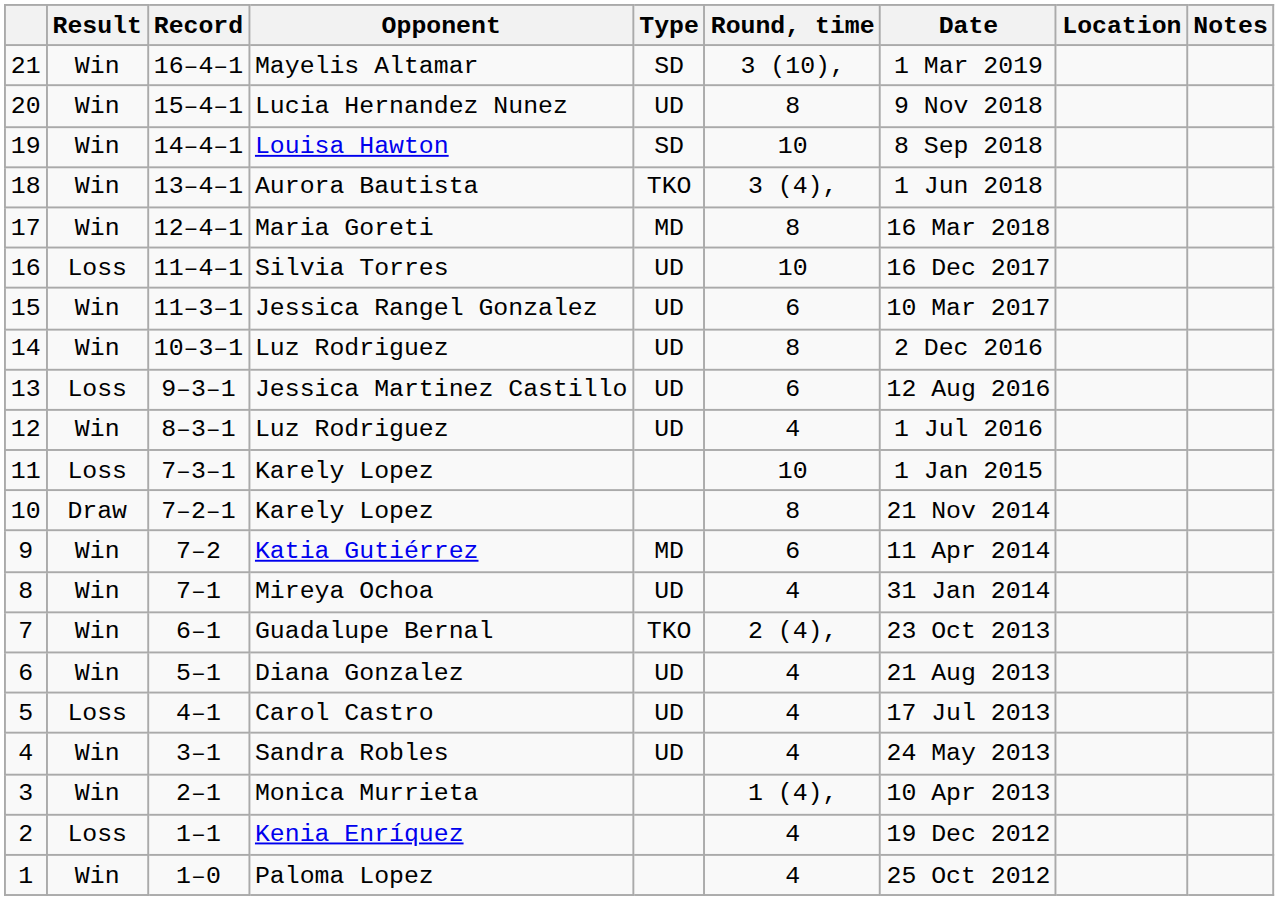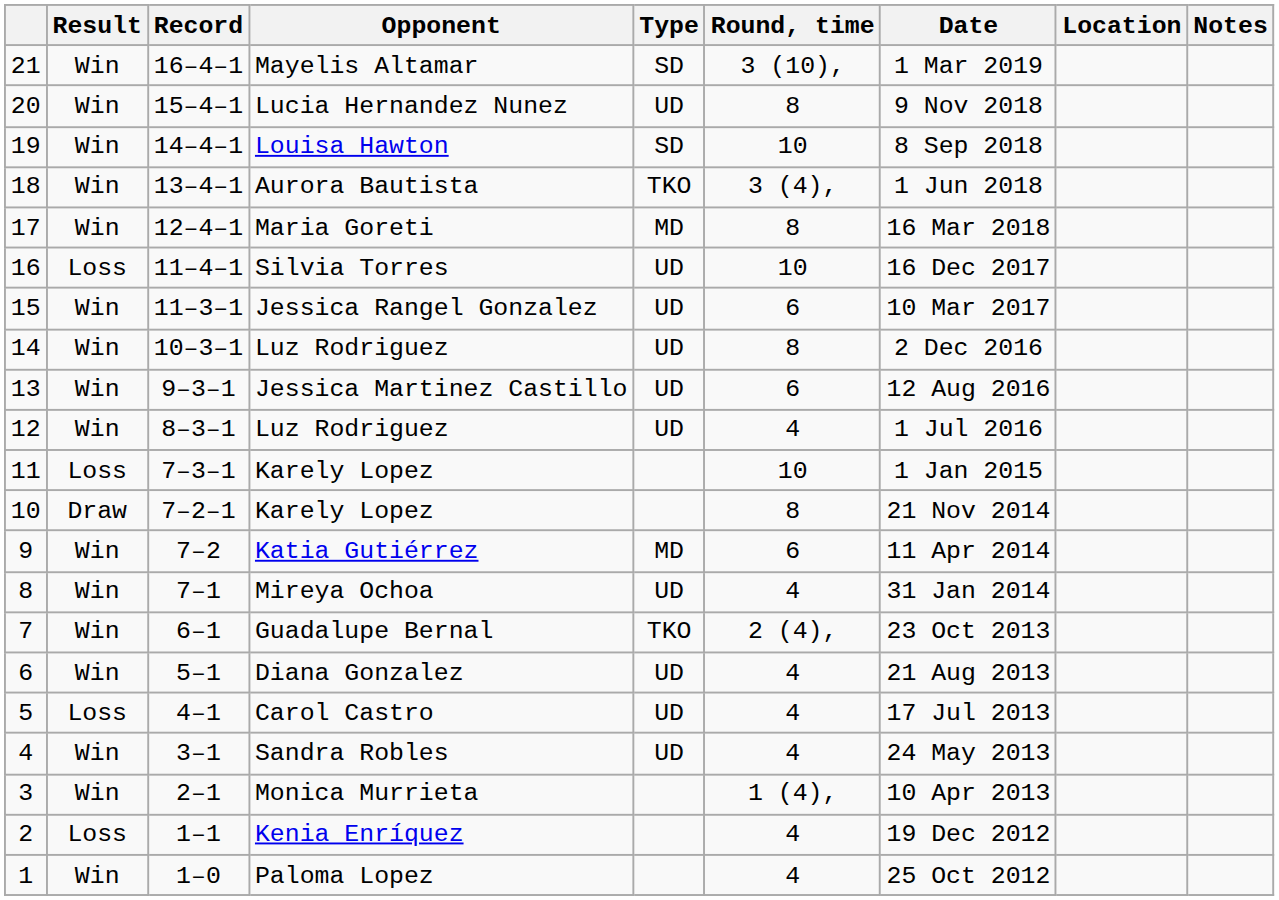(97, 389) Loss -> (97, 389) Win
